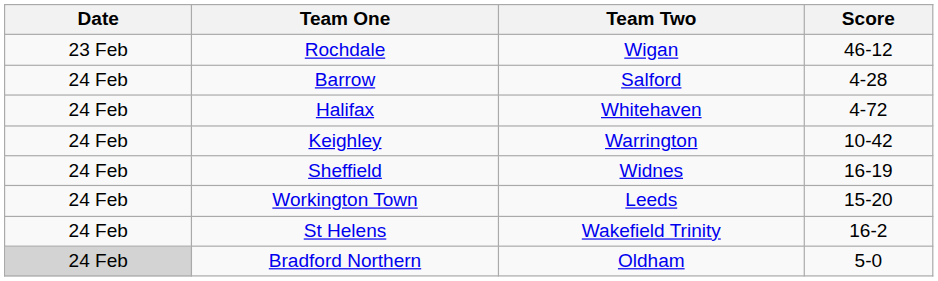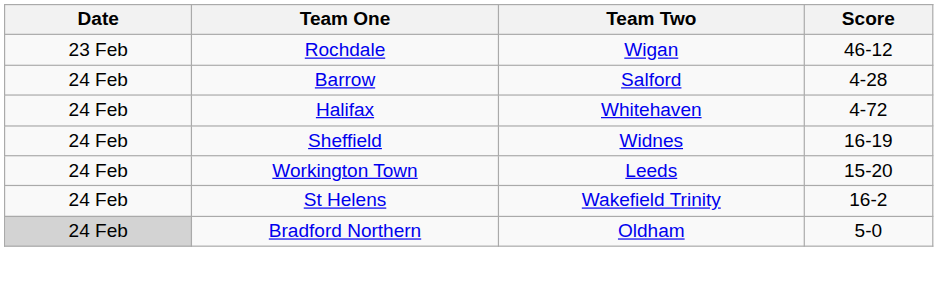- row: (345, 140)
